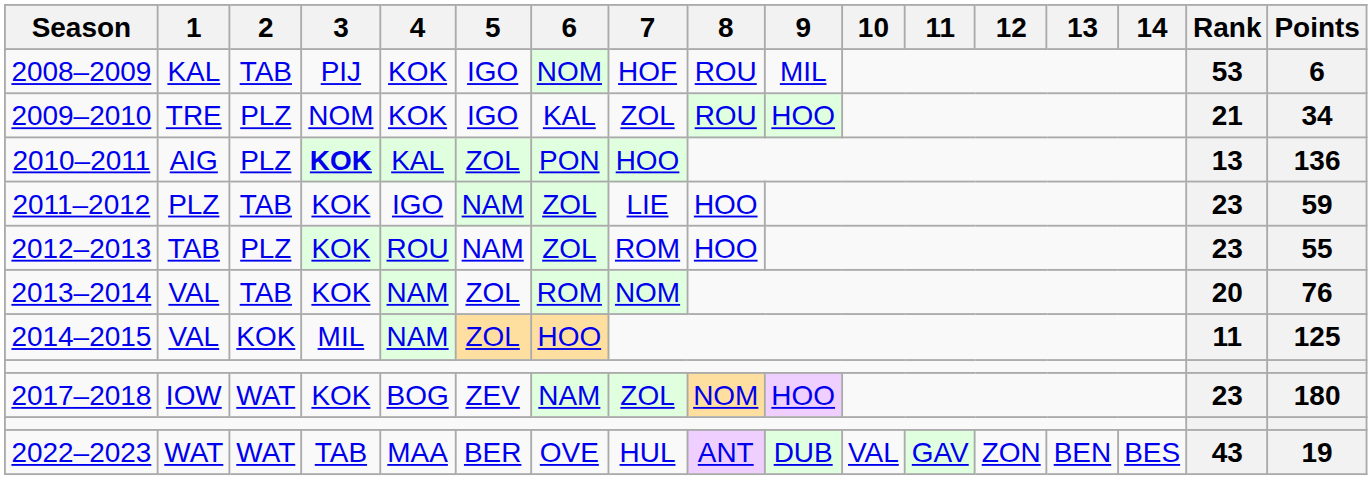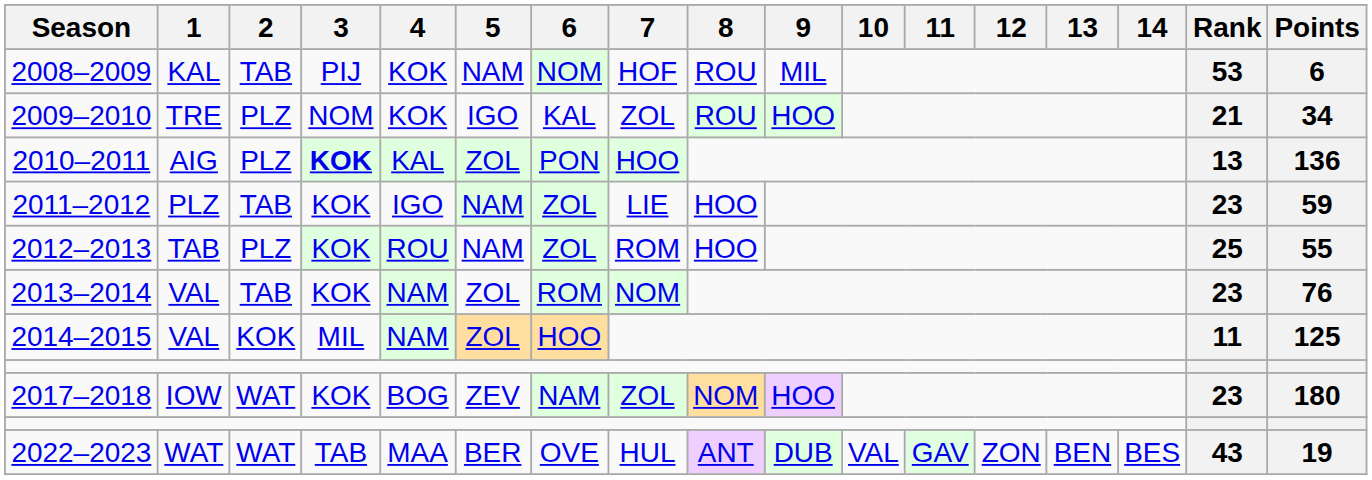(493, 72) IGO -> (493, 72) NAM
(1227, 249) 23 -> (1227, 249) 25
(1227, 293) 20 -> (1227, 293) 23
